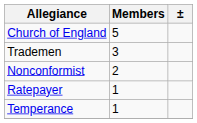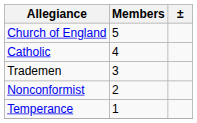+ row: (29, 52)
- row: (35, 90)
